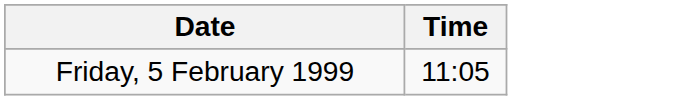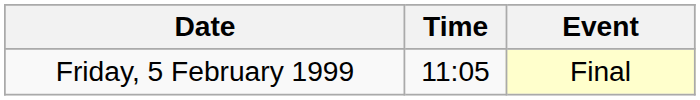+ column: (601, 26)
